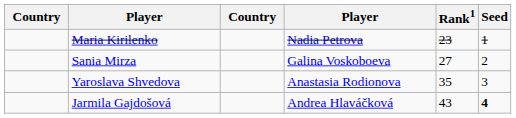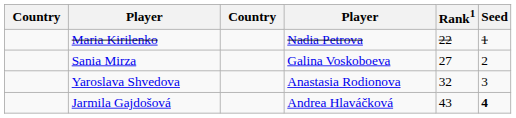(445, 39) 23 -> (445, 39) 22
(445, 81) 35 -> (445, 81) 32
